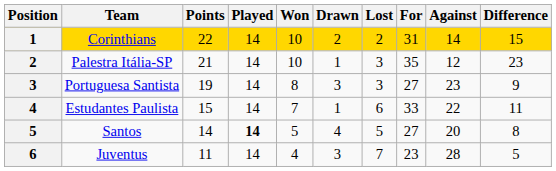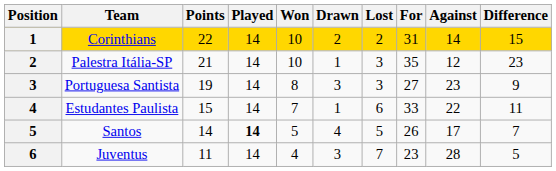(411, 131) 27 -> (411, 131) 26
(453, 131) 20 -> (453, 131) 17
(516, 131) 8 -> (516, 131) 7
